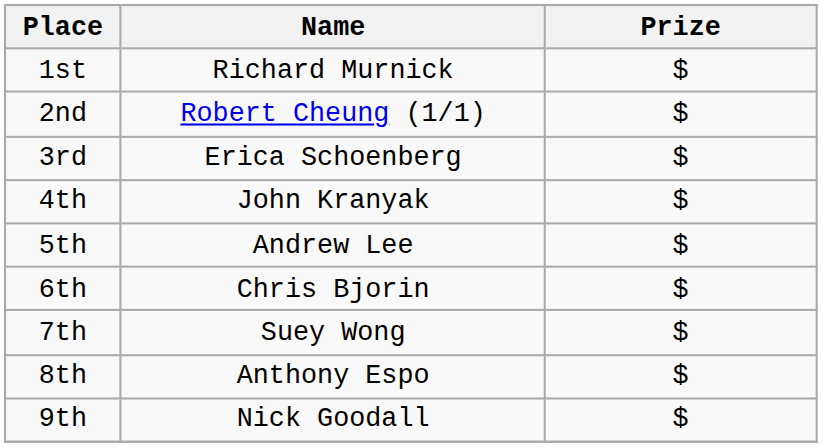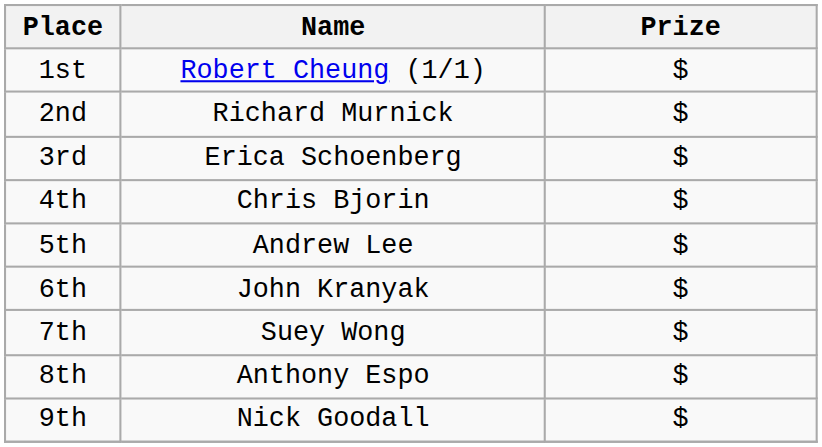(333, 70) Richard Murnick -> (333, 70) Robert Cheung (1/1)
(333, 114) Robert Cheung (1/1) -> (333, 114) Richard Murnick
(333, 201) John Kranyak -> (333, 201) Chris Bjorin
(333, 289) Chris Bjorin -> (333, 289) John Kranyak
